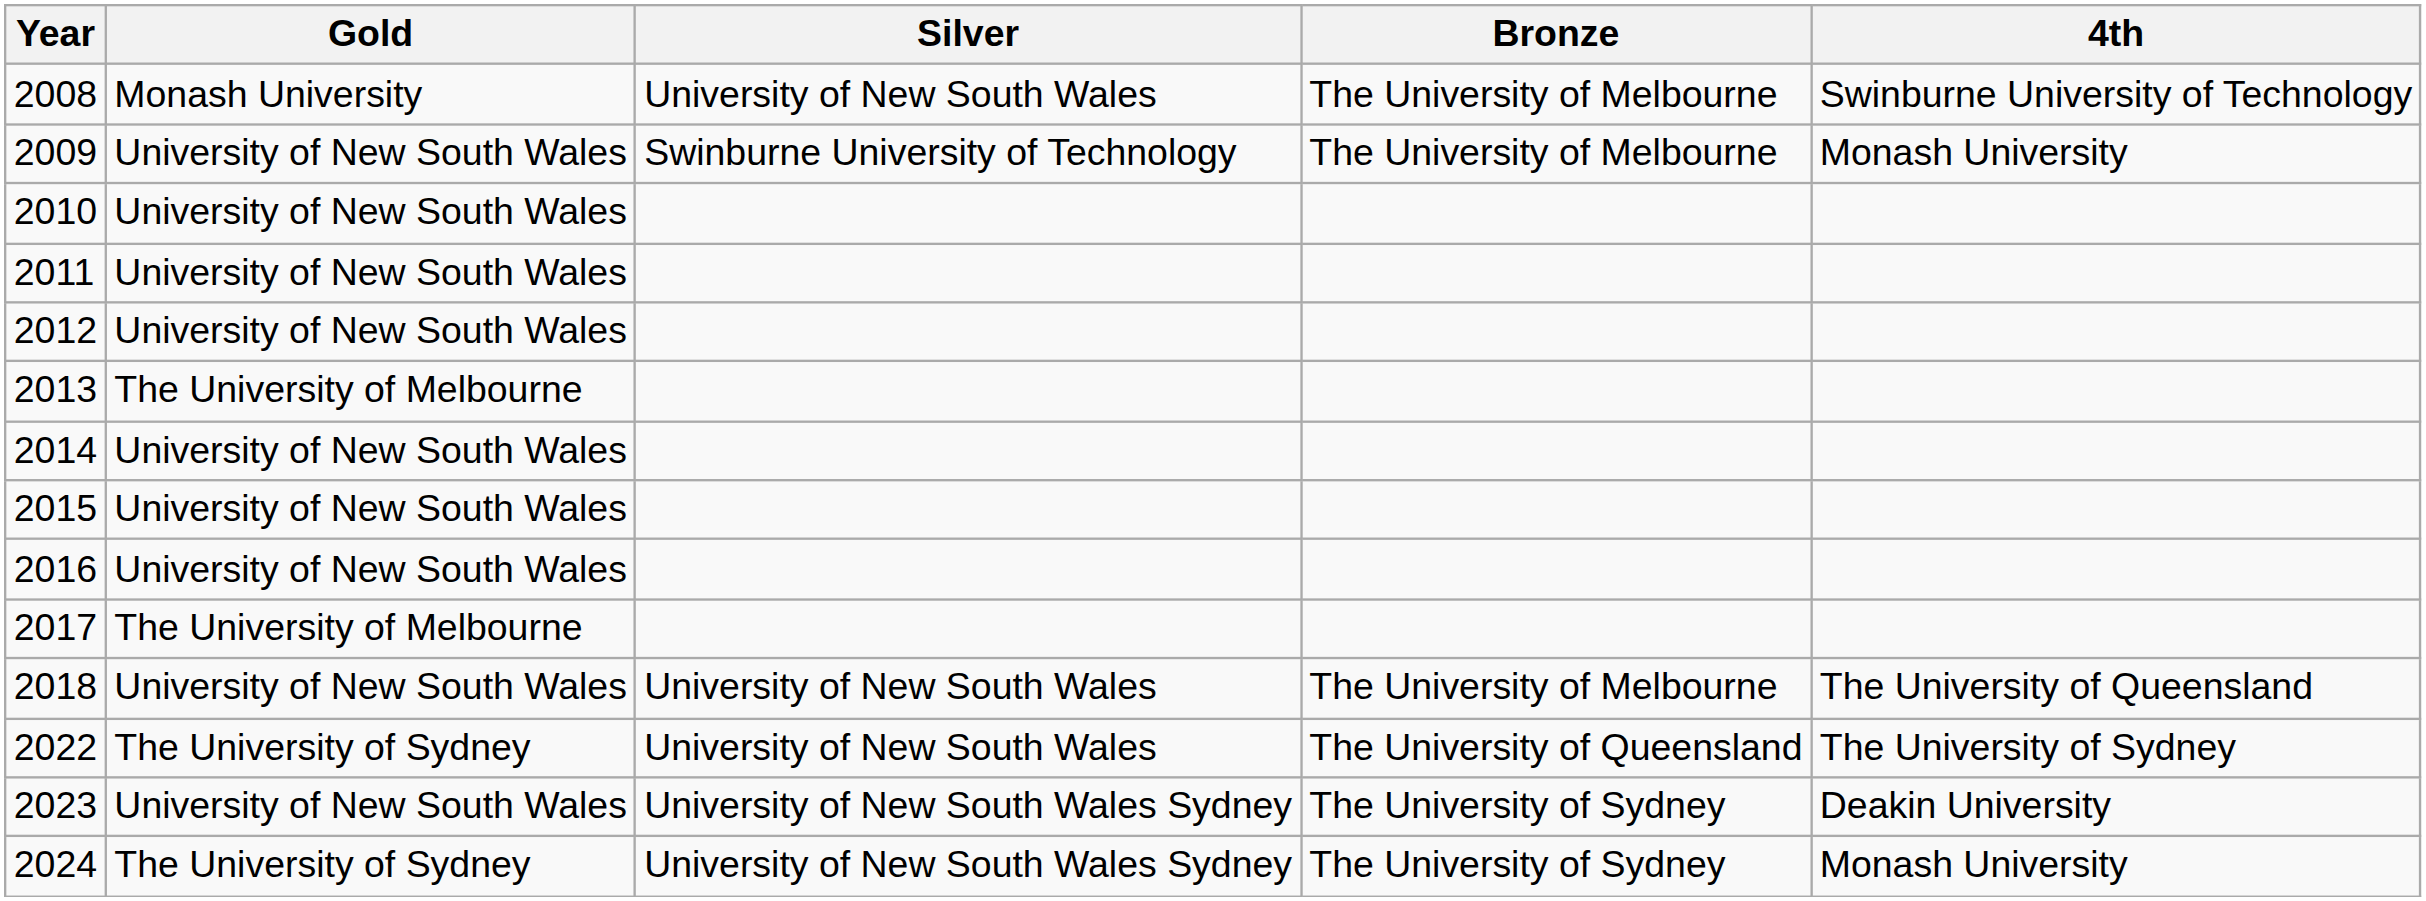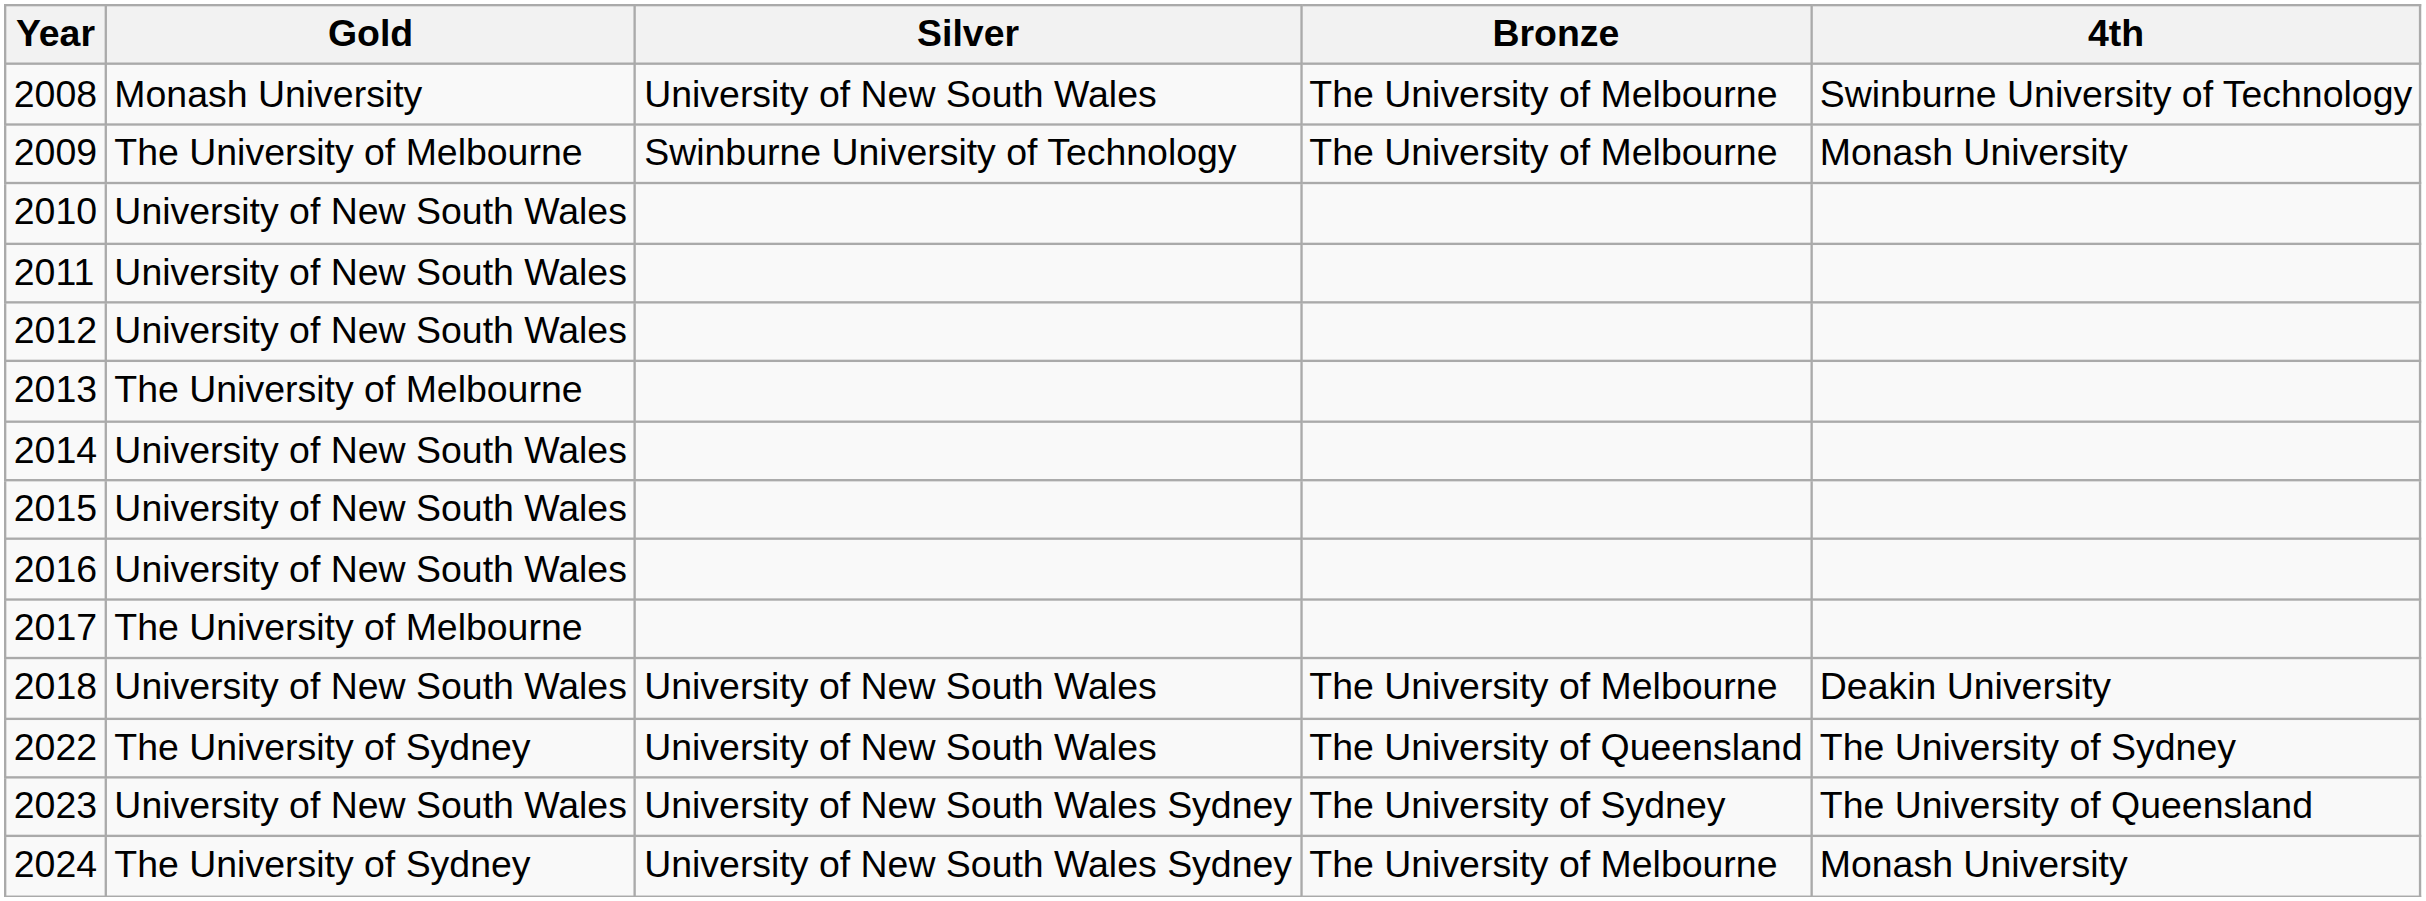(371, 152) University of New South Wales -> (348, 152) The University of Melbourne
(2066, 687) The University of Queensland -> (1965, 687) Deakin University
(1965, 806) Deakin University -> (2066, 806) The University of Queensland
(1517, 865) The University of Sydney -> (1543, 865) The University of Melbourne
